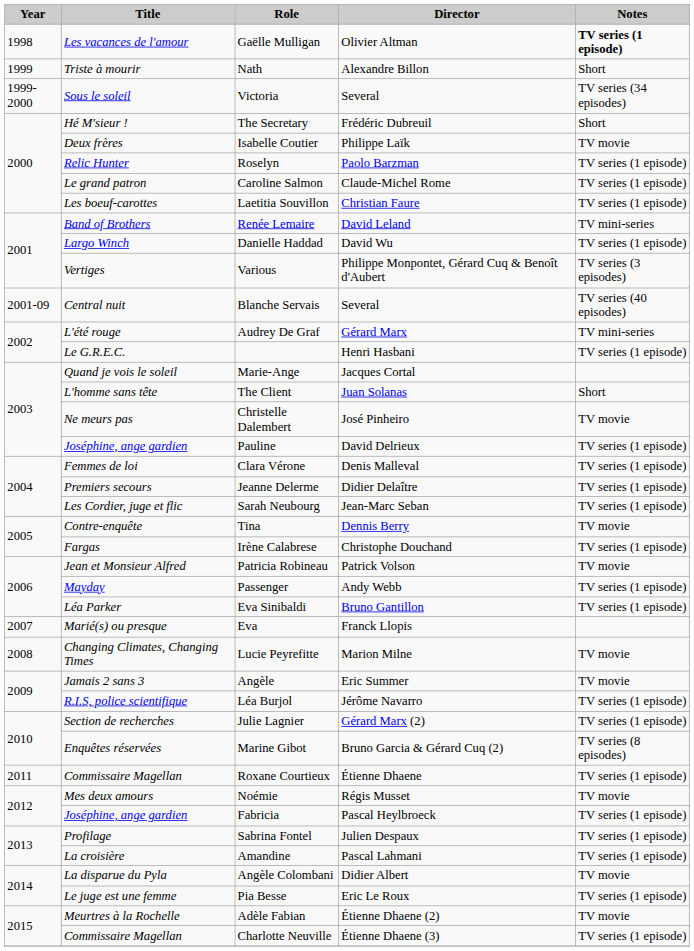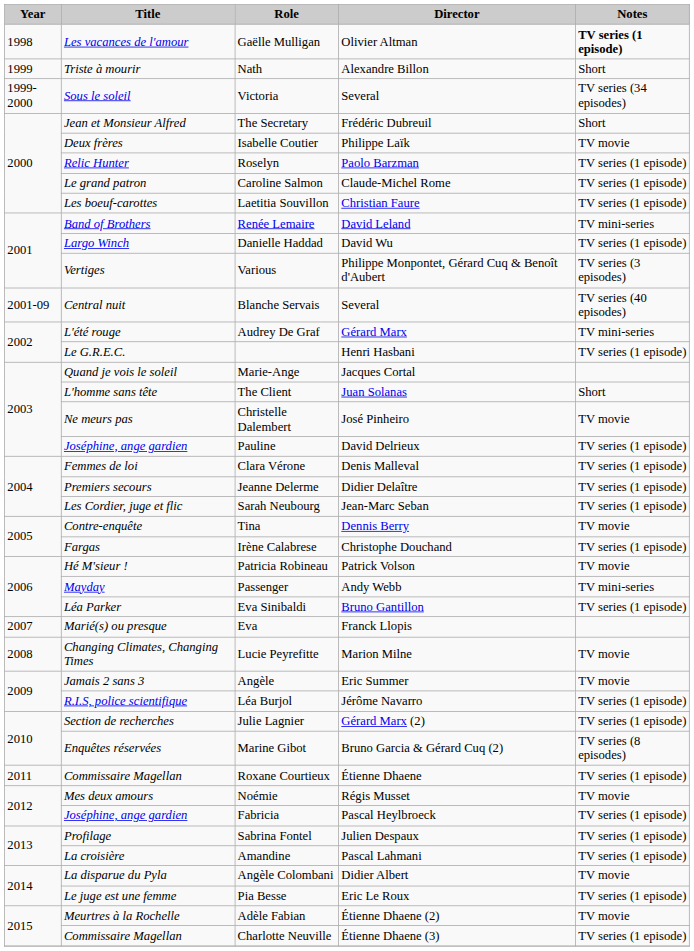(96, 123) Hé M'sieur ! -> (125, 123) Jean et Monsieur Alfred
(125, 566) Jean et Monsieur Alfred -> (96, 566) Hé M'sieur !
(632, 586) TV series (1 episode) -> (616, 586) TV mini-series
